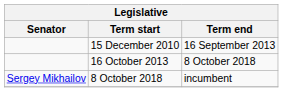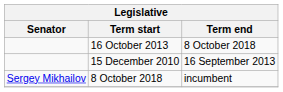rows swapped: (135, 45) <-> (129, 62)
